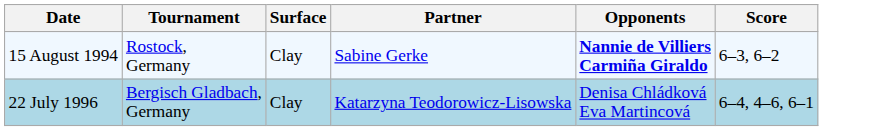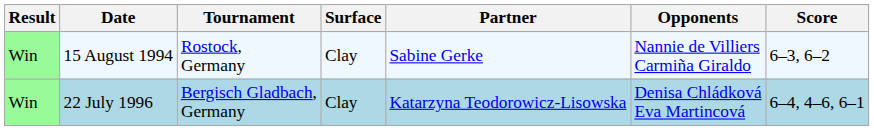+ column: (32, 18)
(645, 55) bold -> (697, 55) normal
